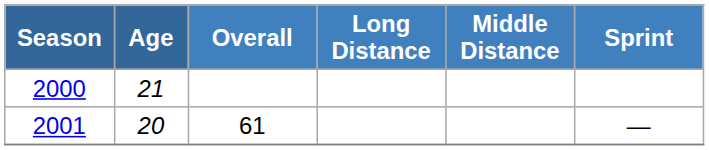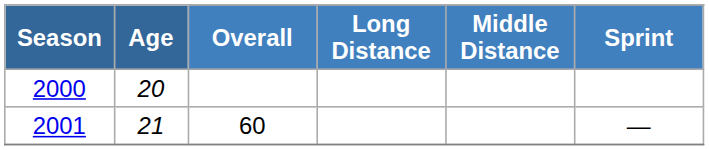(151, 88) 21 -> (151, 88) 20
(151, 126) 20 -> (151, 126) 21
(252, 126) 61 -> (252, 126) 60
